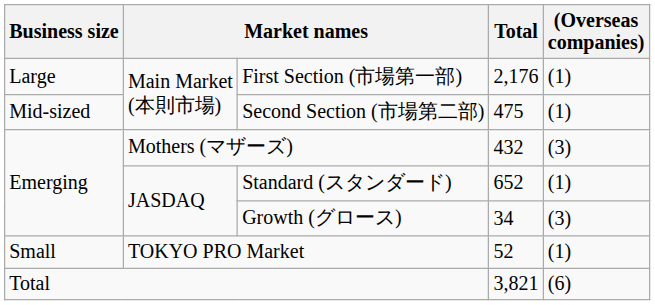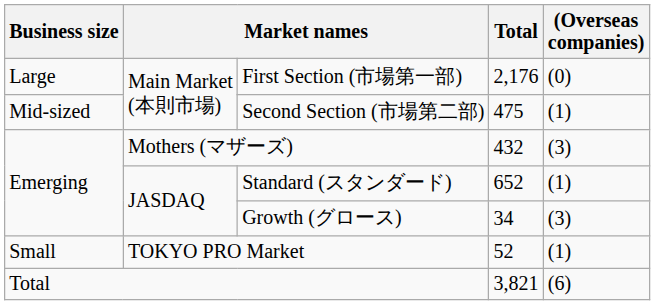(559, 76) (1) -> (559, 76) (0)
